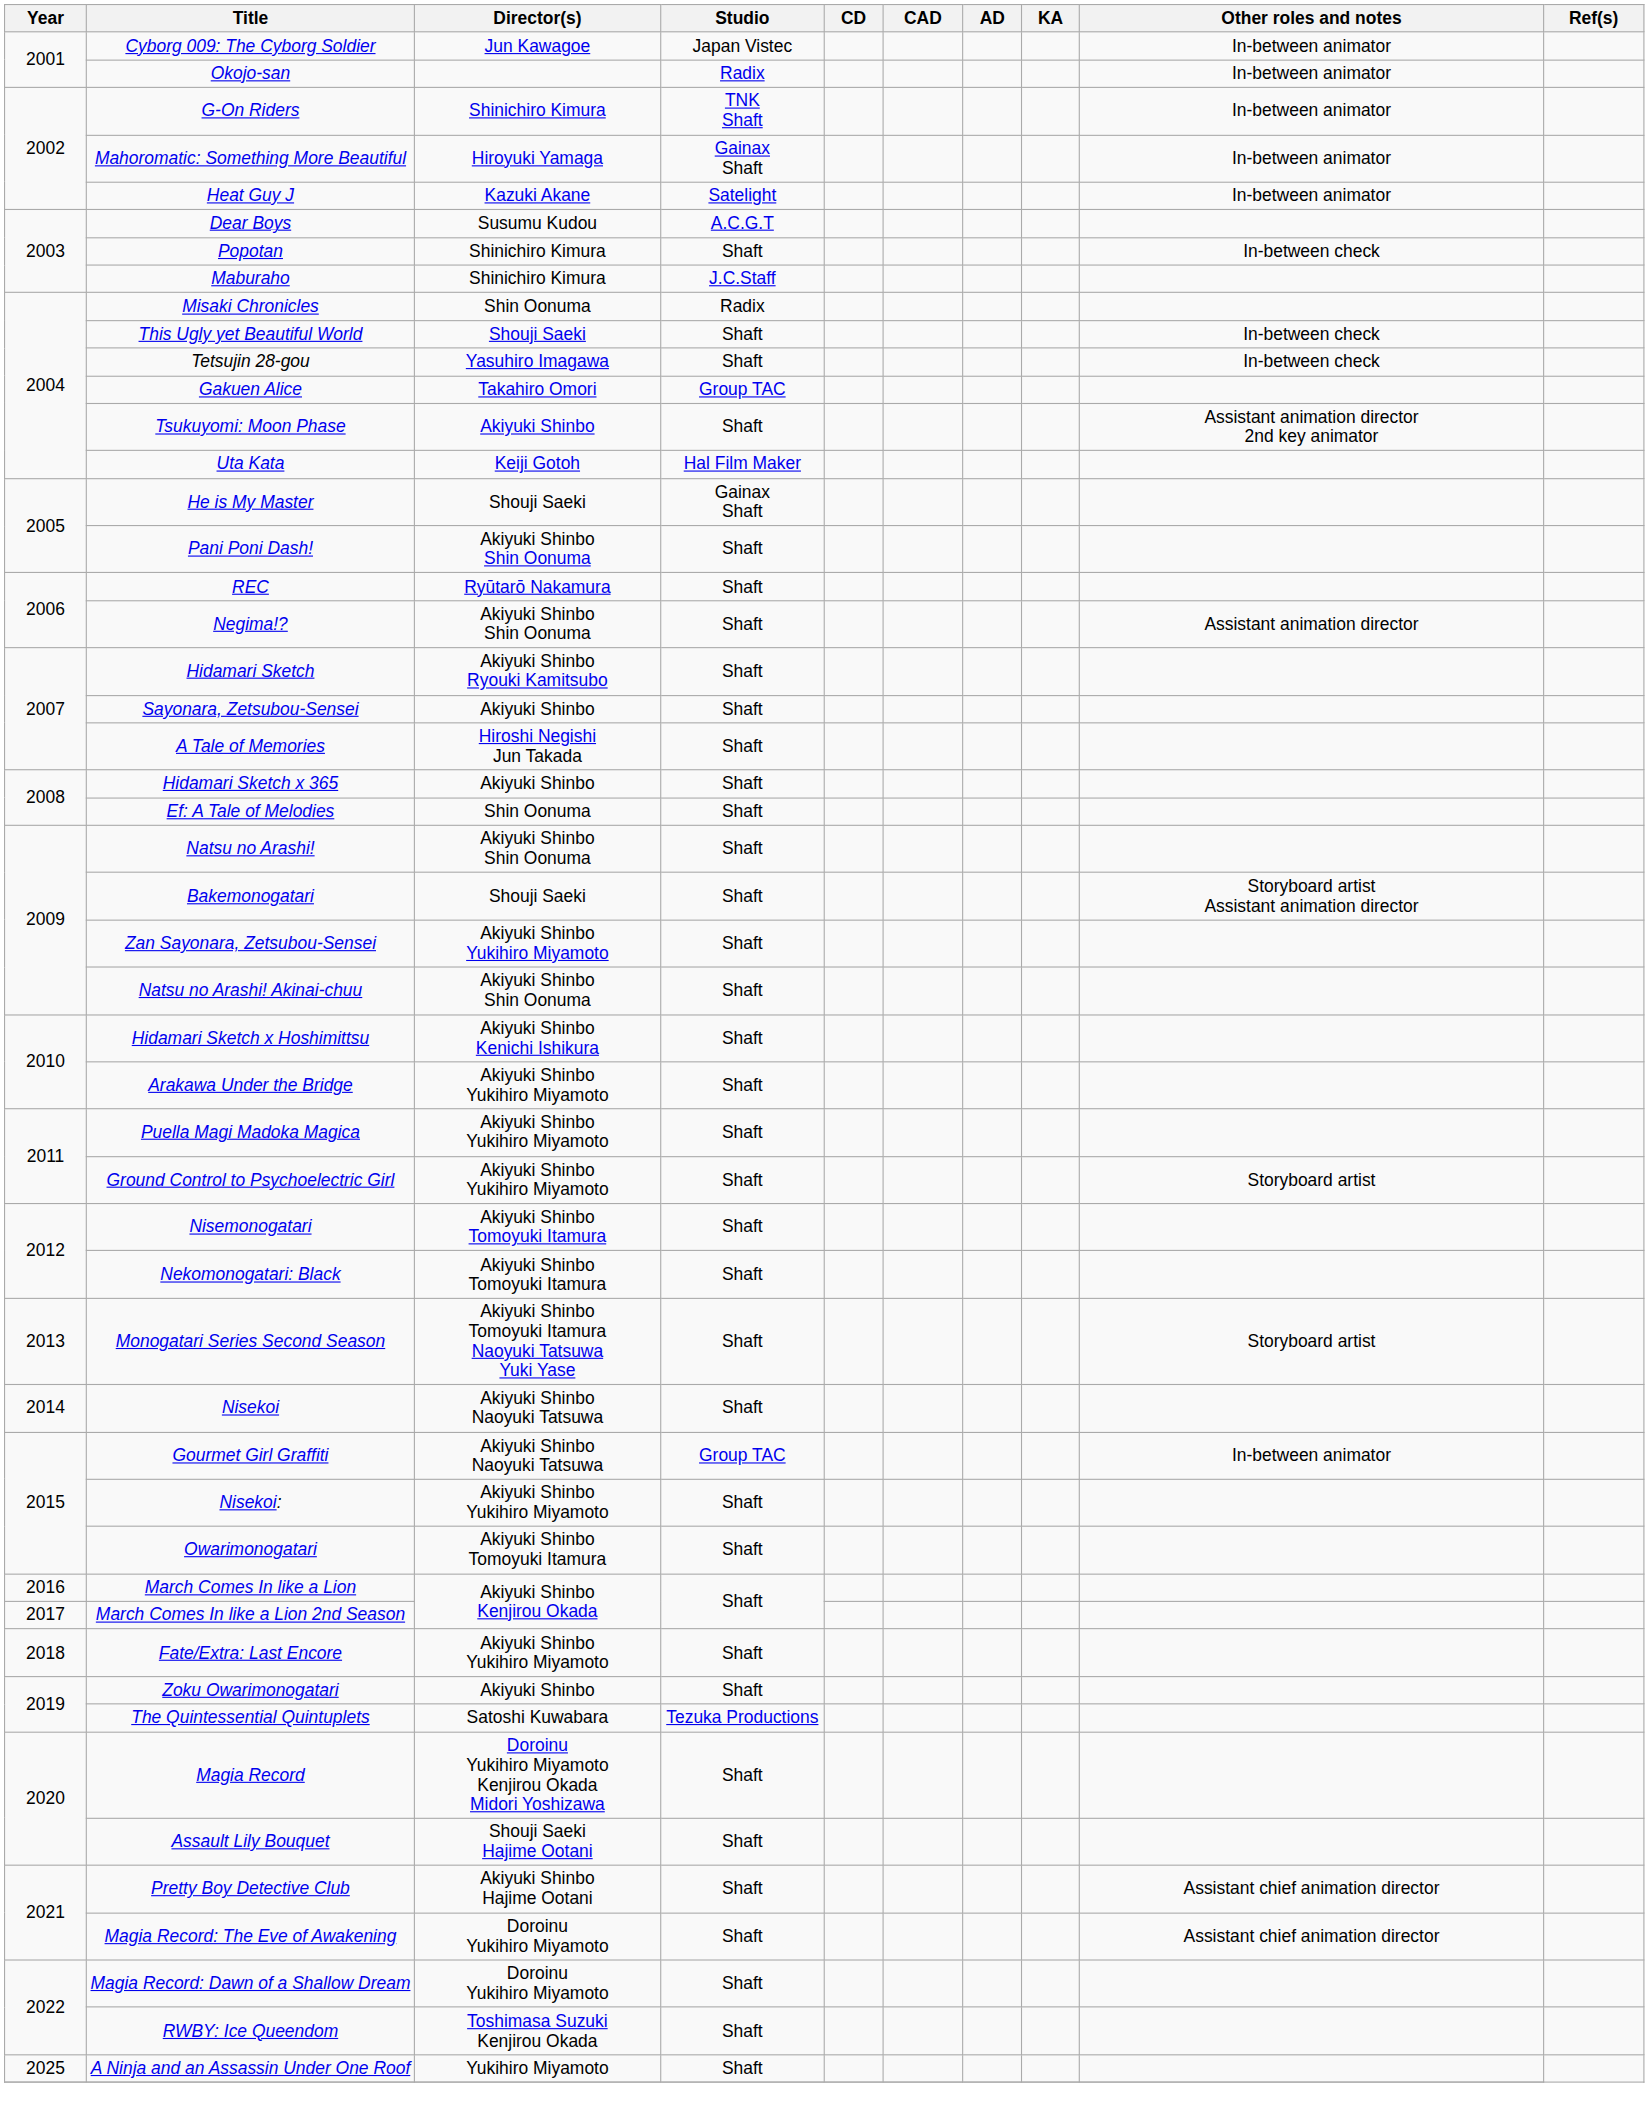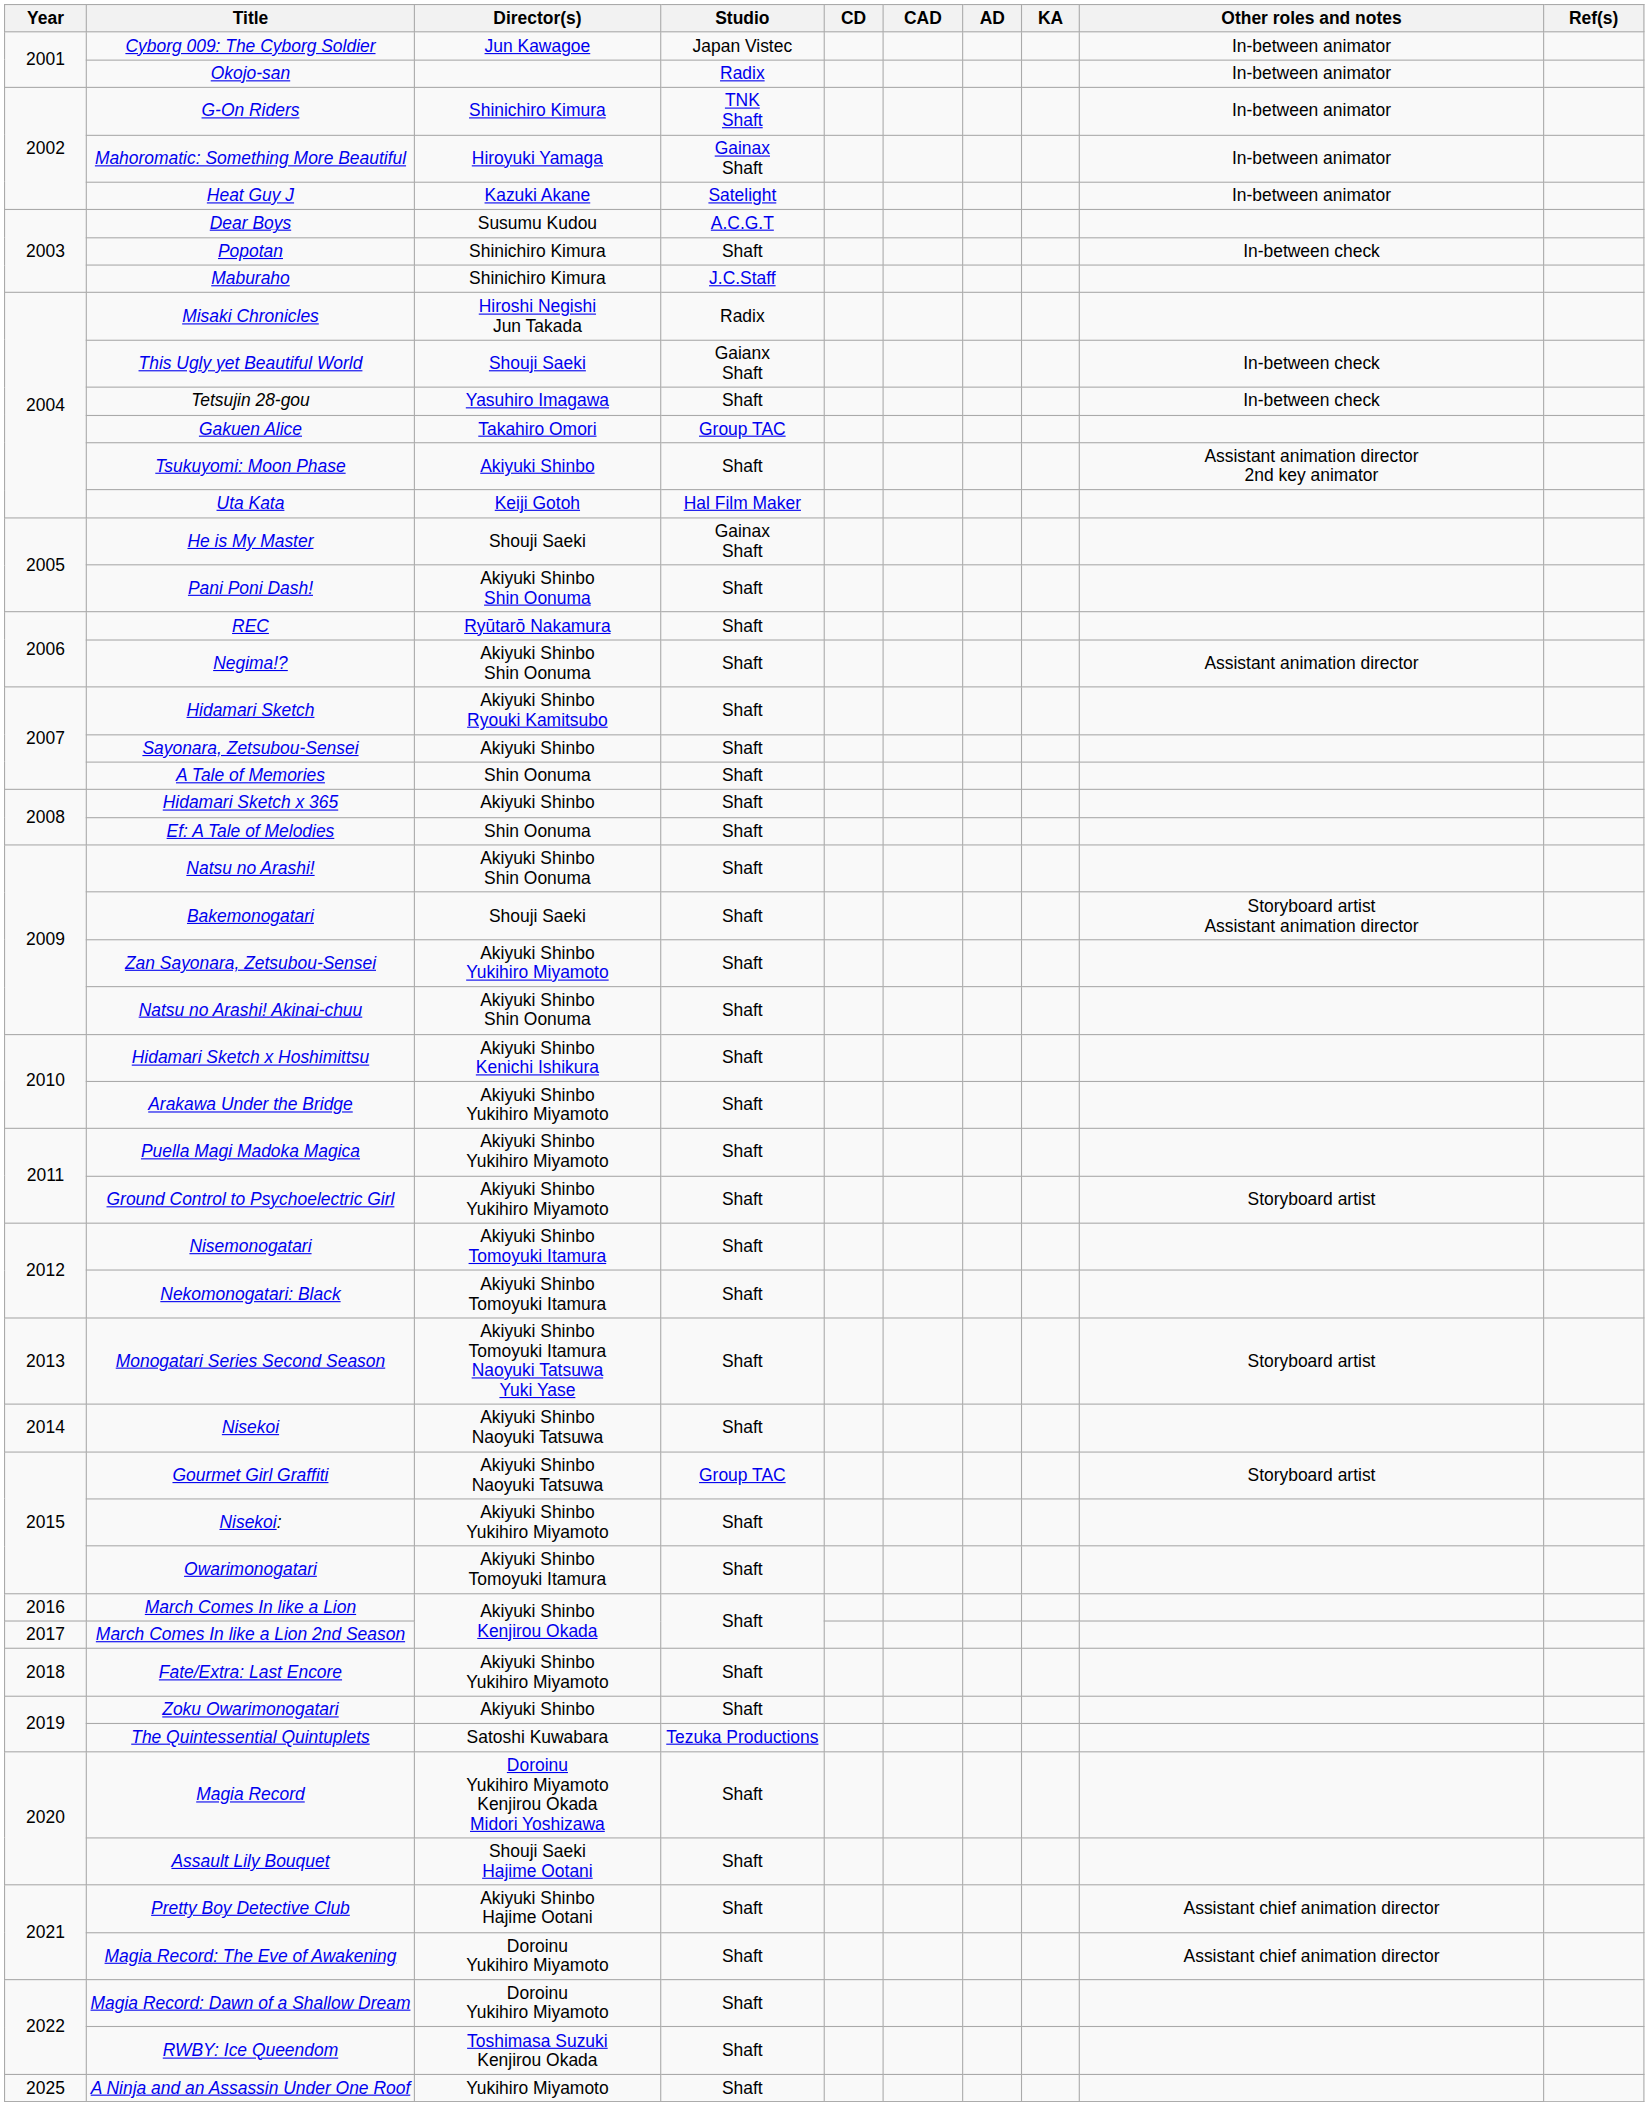(537, 306) Shin Oonuma -> (537, 316) Hiroshi Negishi Jun Takada
(742, 334) Shaft -> (742, 363) Gaianx Shaft
(537, 746) Hiroshi Negishi Jun Takada -> (537, 775) Shin Oonuma
(1311, 1455) In-between animator -> (1311, 1475) Storyboard artist
